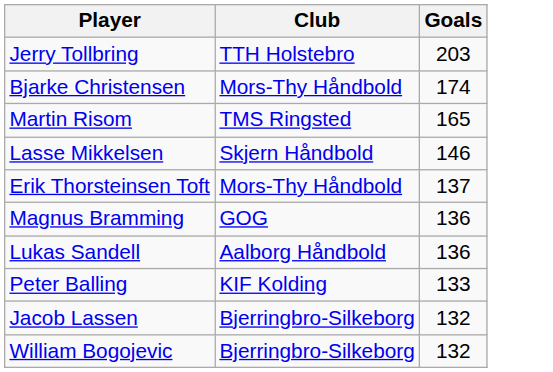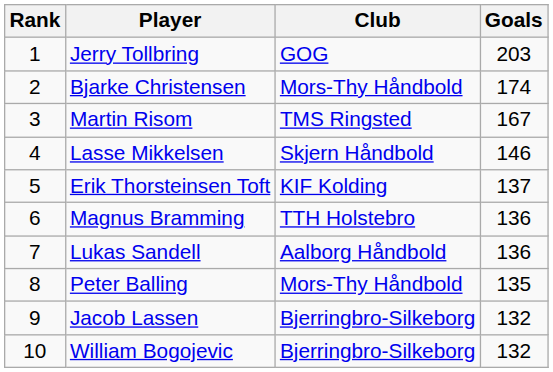+ column: (35, 20)
(287, 53) TTH Holstebro -> (304, 53) GOG
(453, 119) 165 -> (514, 119) 167
(311, 185) Mors-Thy Håndbold -> (334, 185) KIF Kolding
(244, 218) GOG -> (348, 218) TTH Holstebro
(273, 284) KIF Kolding -> (371, 284) Mors-Thy Håndbold
(453, 284) 133 -> (514, 284) 135
